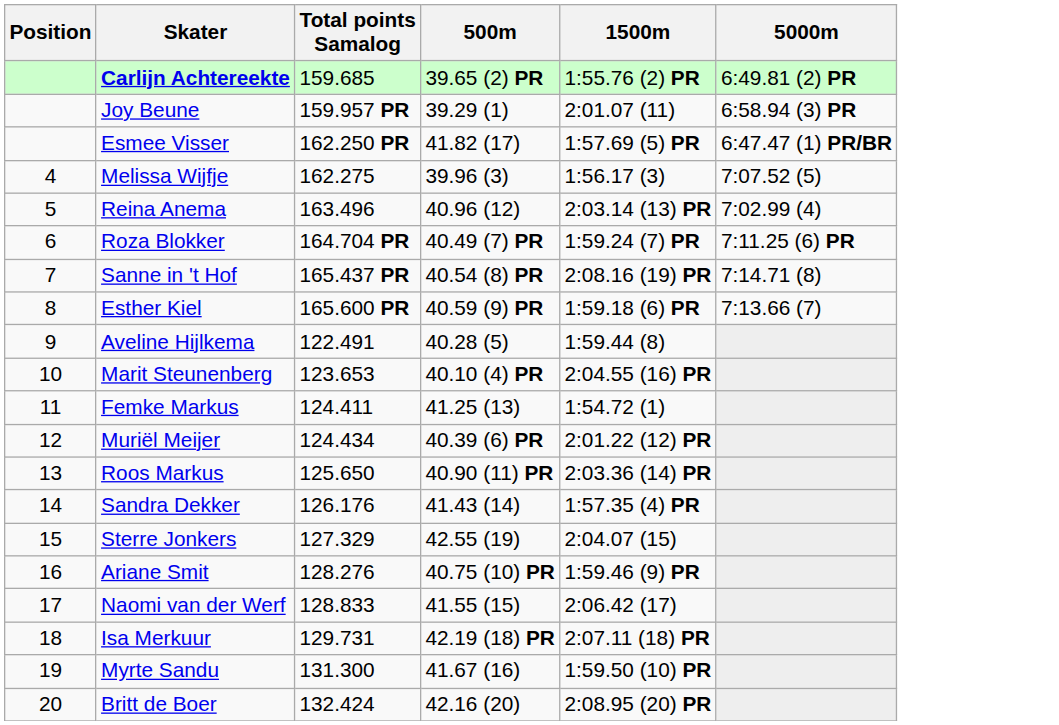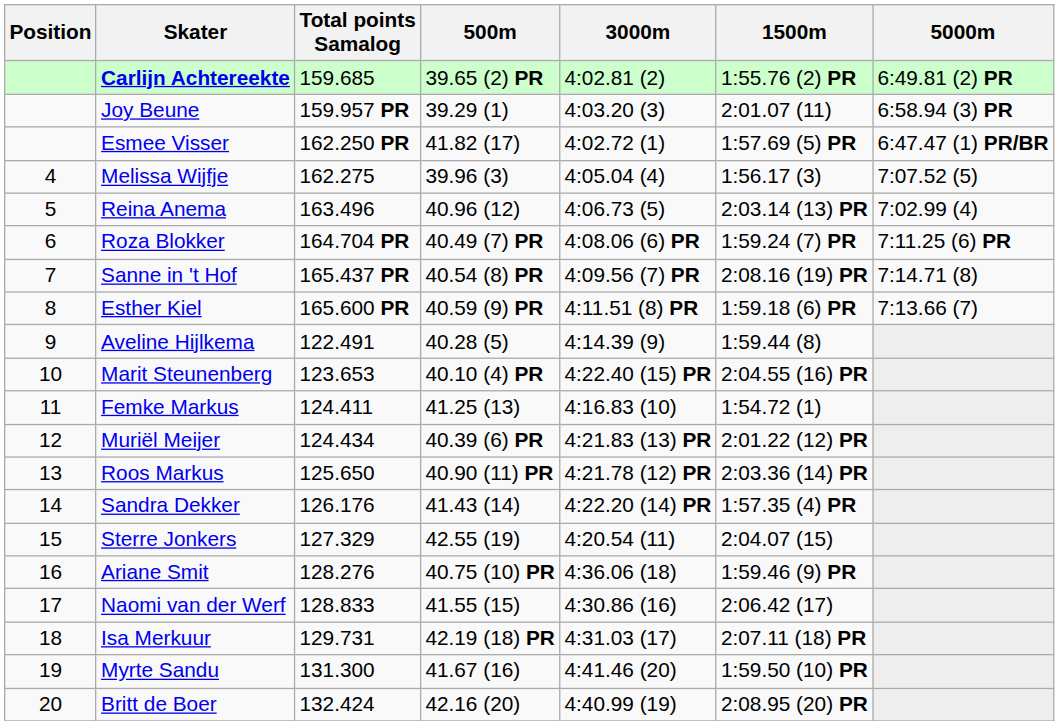+ column: (638, 32)
